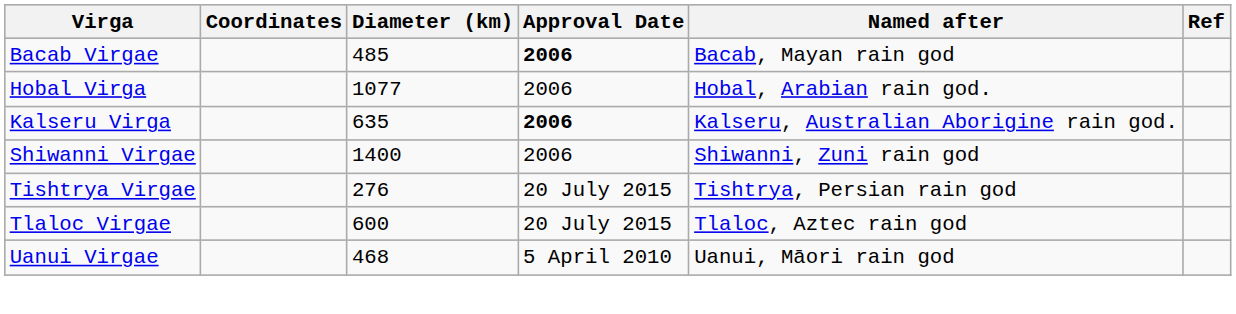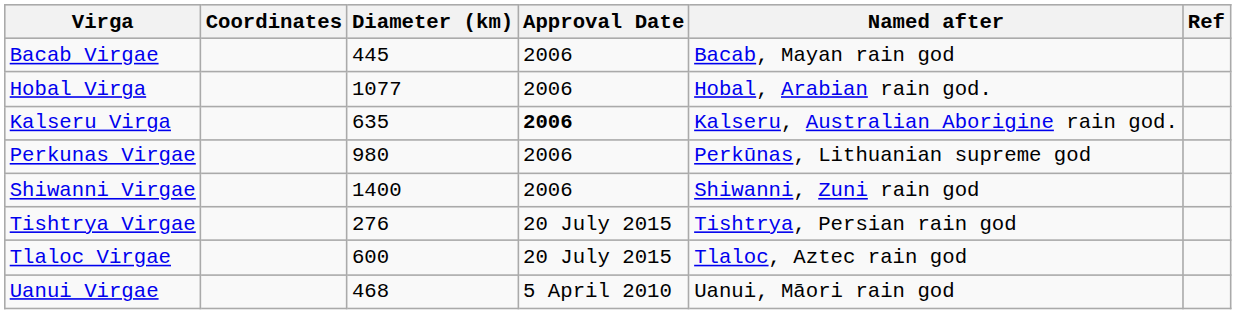(371, 55) 485 -> (371, 55) 445
(548, 55) bold -> (548, 55) normal
+ row: (103, 156)
